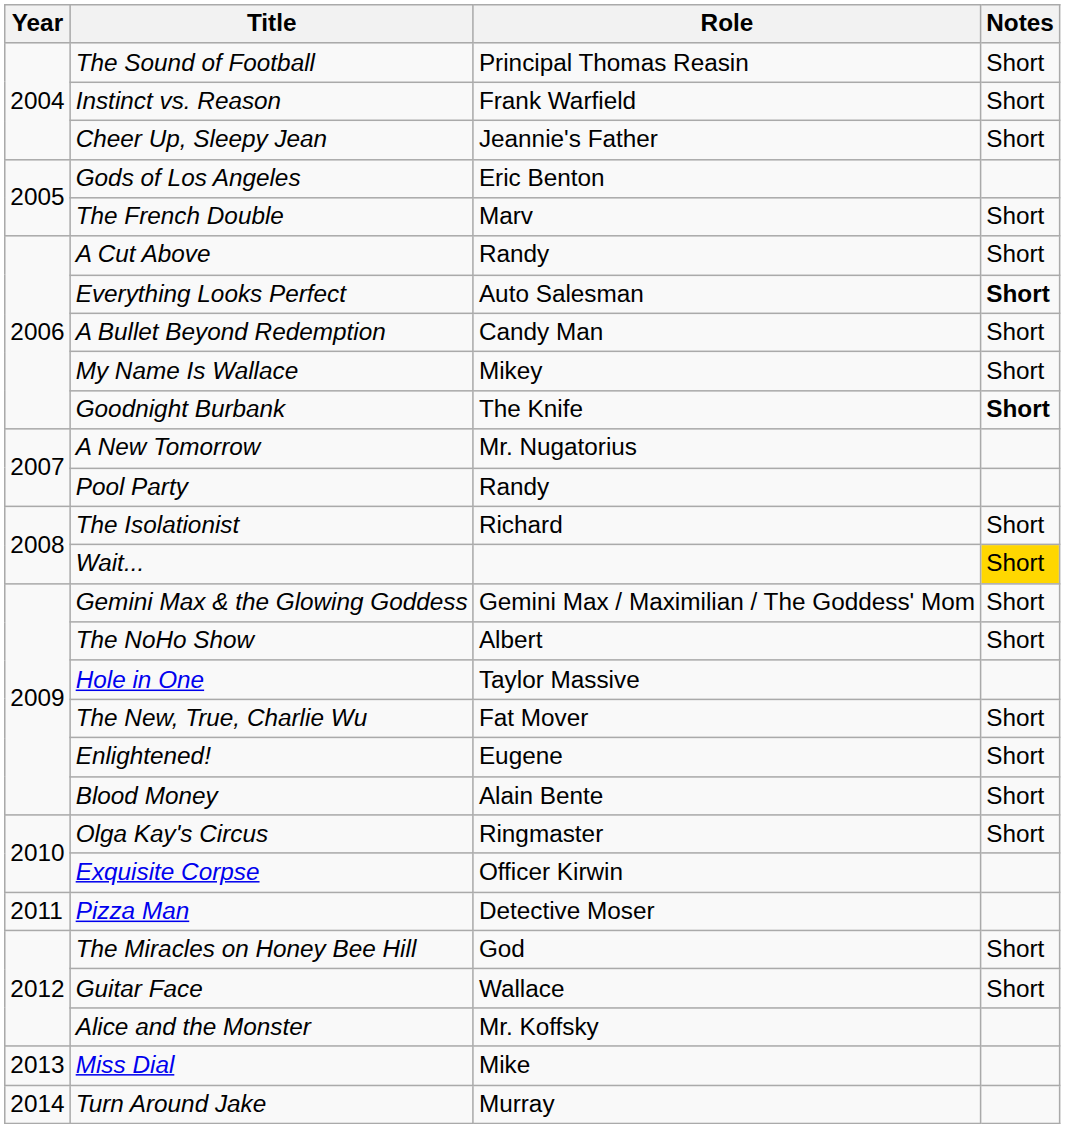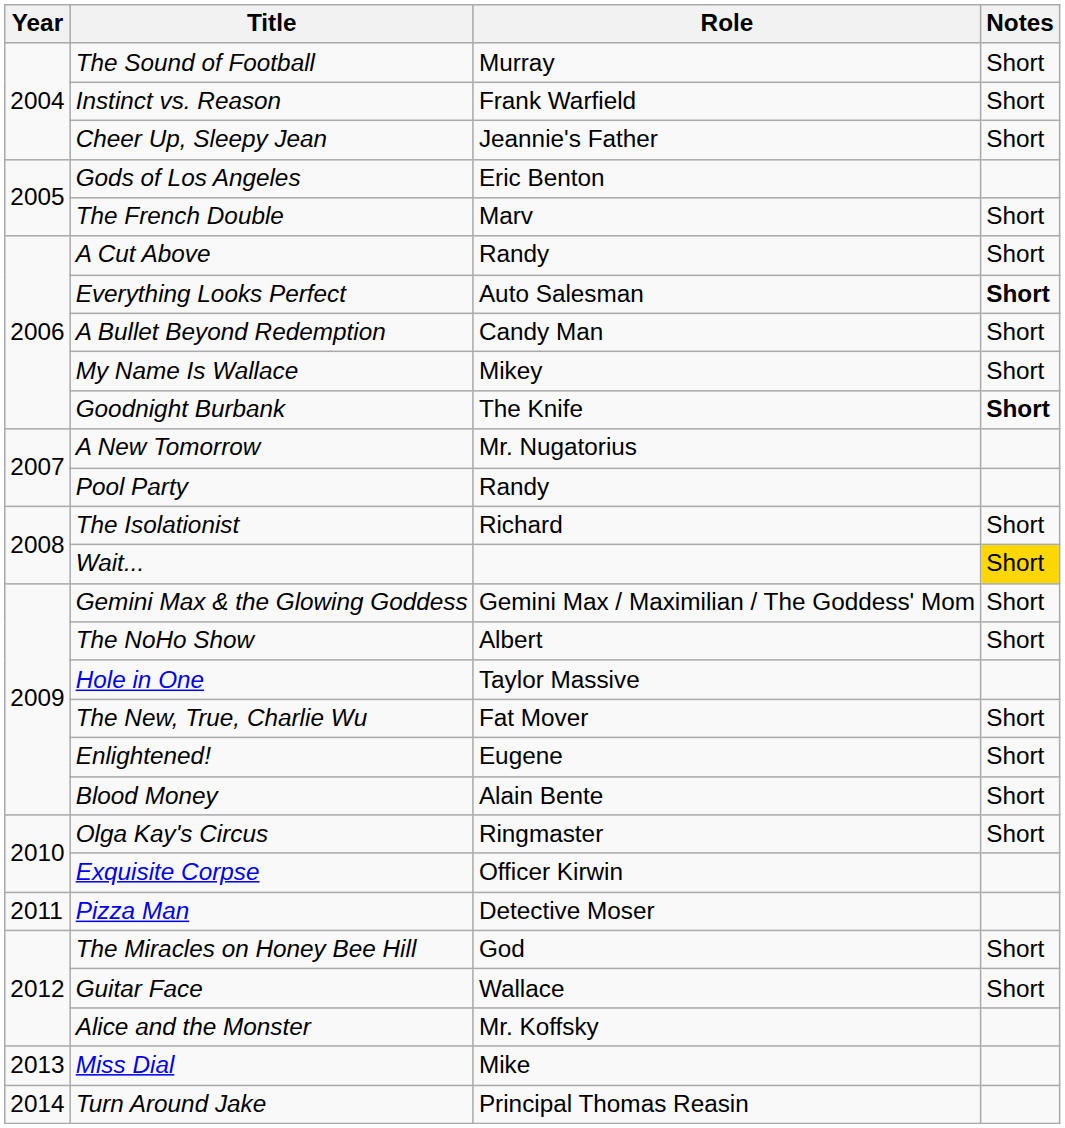(614, 62) Principal Thomas Reasin -> (517, 62) Murray
(517, 1103) Murray -> (614, 1103) Principal Thomas Reasin
